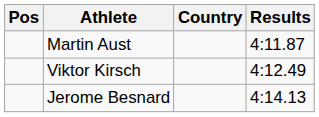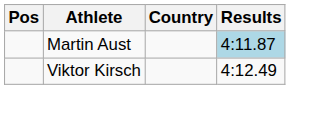(278, 44) no background -> (248, 44) lightblue background
- row: (109, 97)
